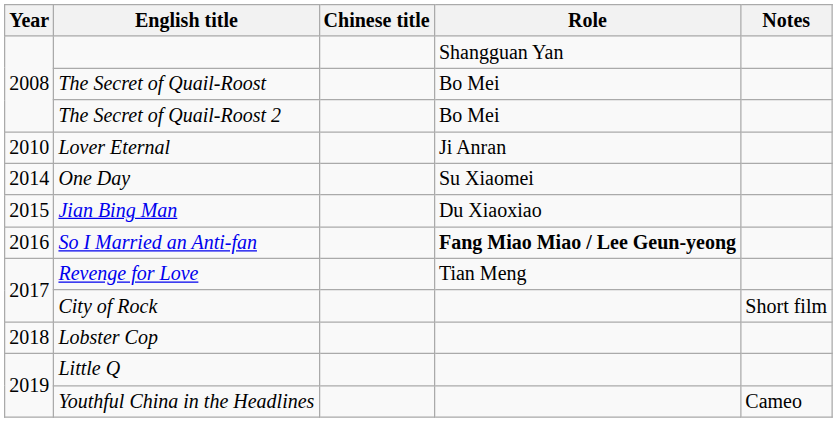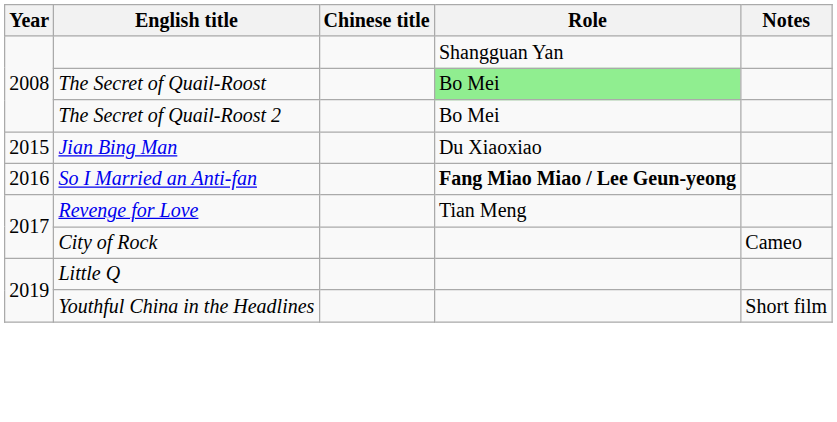(469, 83) no background -> (469, 83) lightgreen background
- row: (114, 147)
- row: (94, 178)
(786, 305) Short film -> (774, 242) Cameo
- row: (108, 337)
(774, 400) Cameo -> (786, 305) Short film
